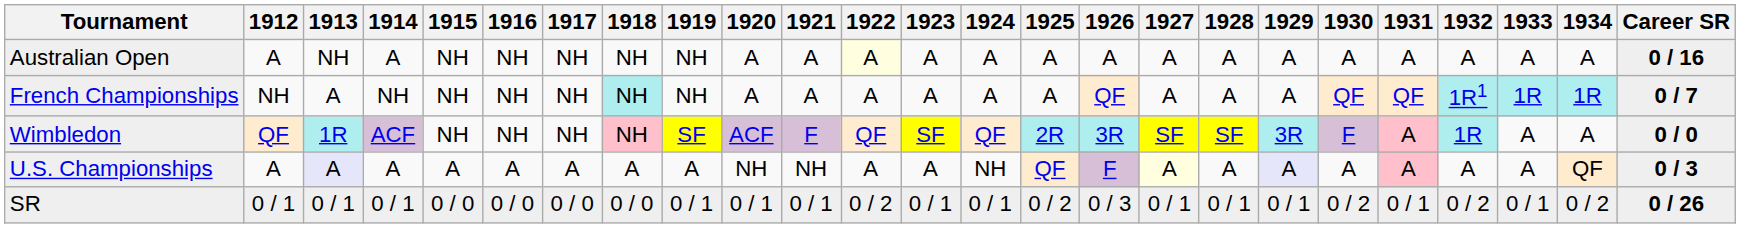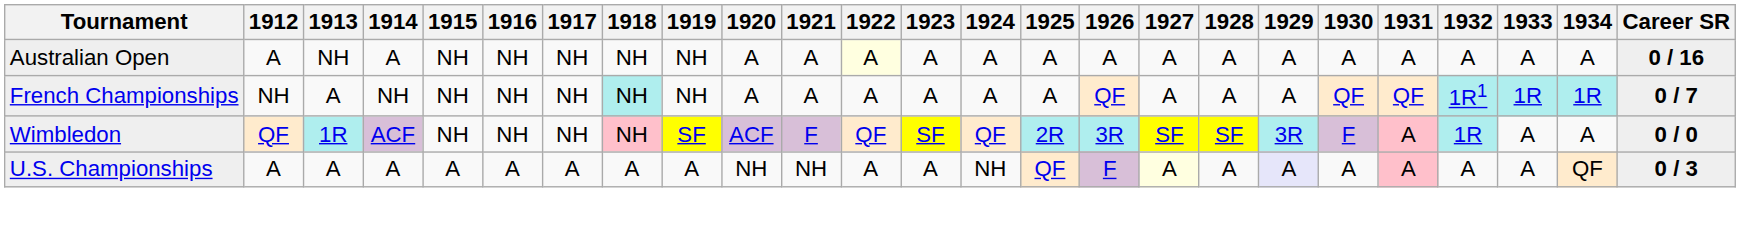(333, 169) lavender background -> (333, 169) no background
- row: (25, 204)
